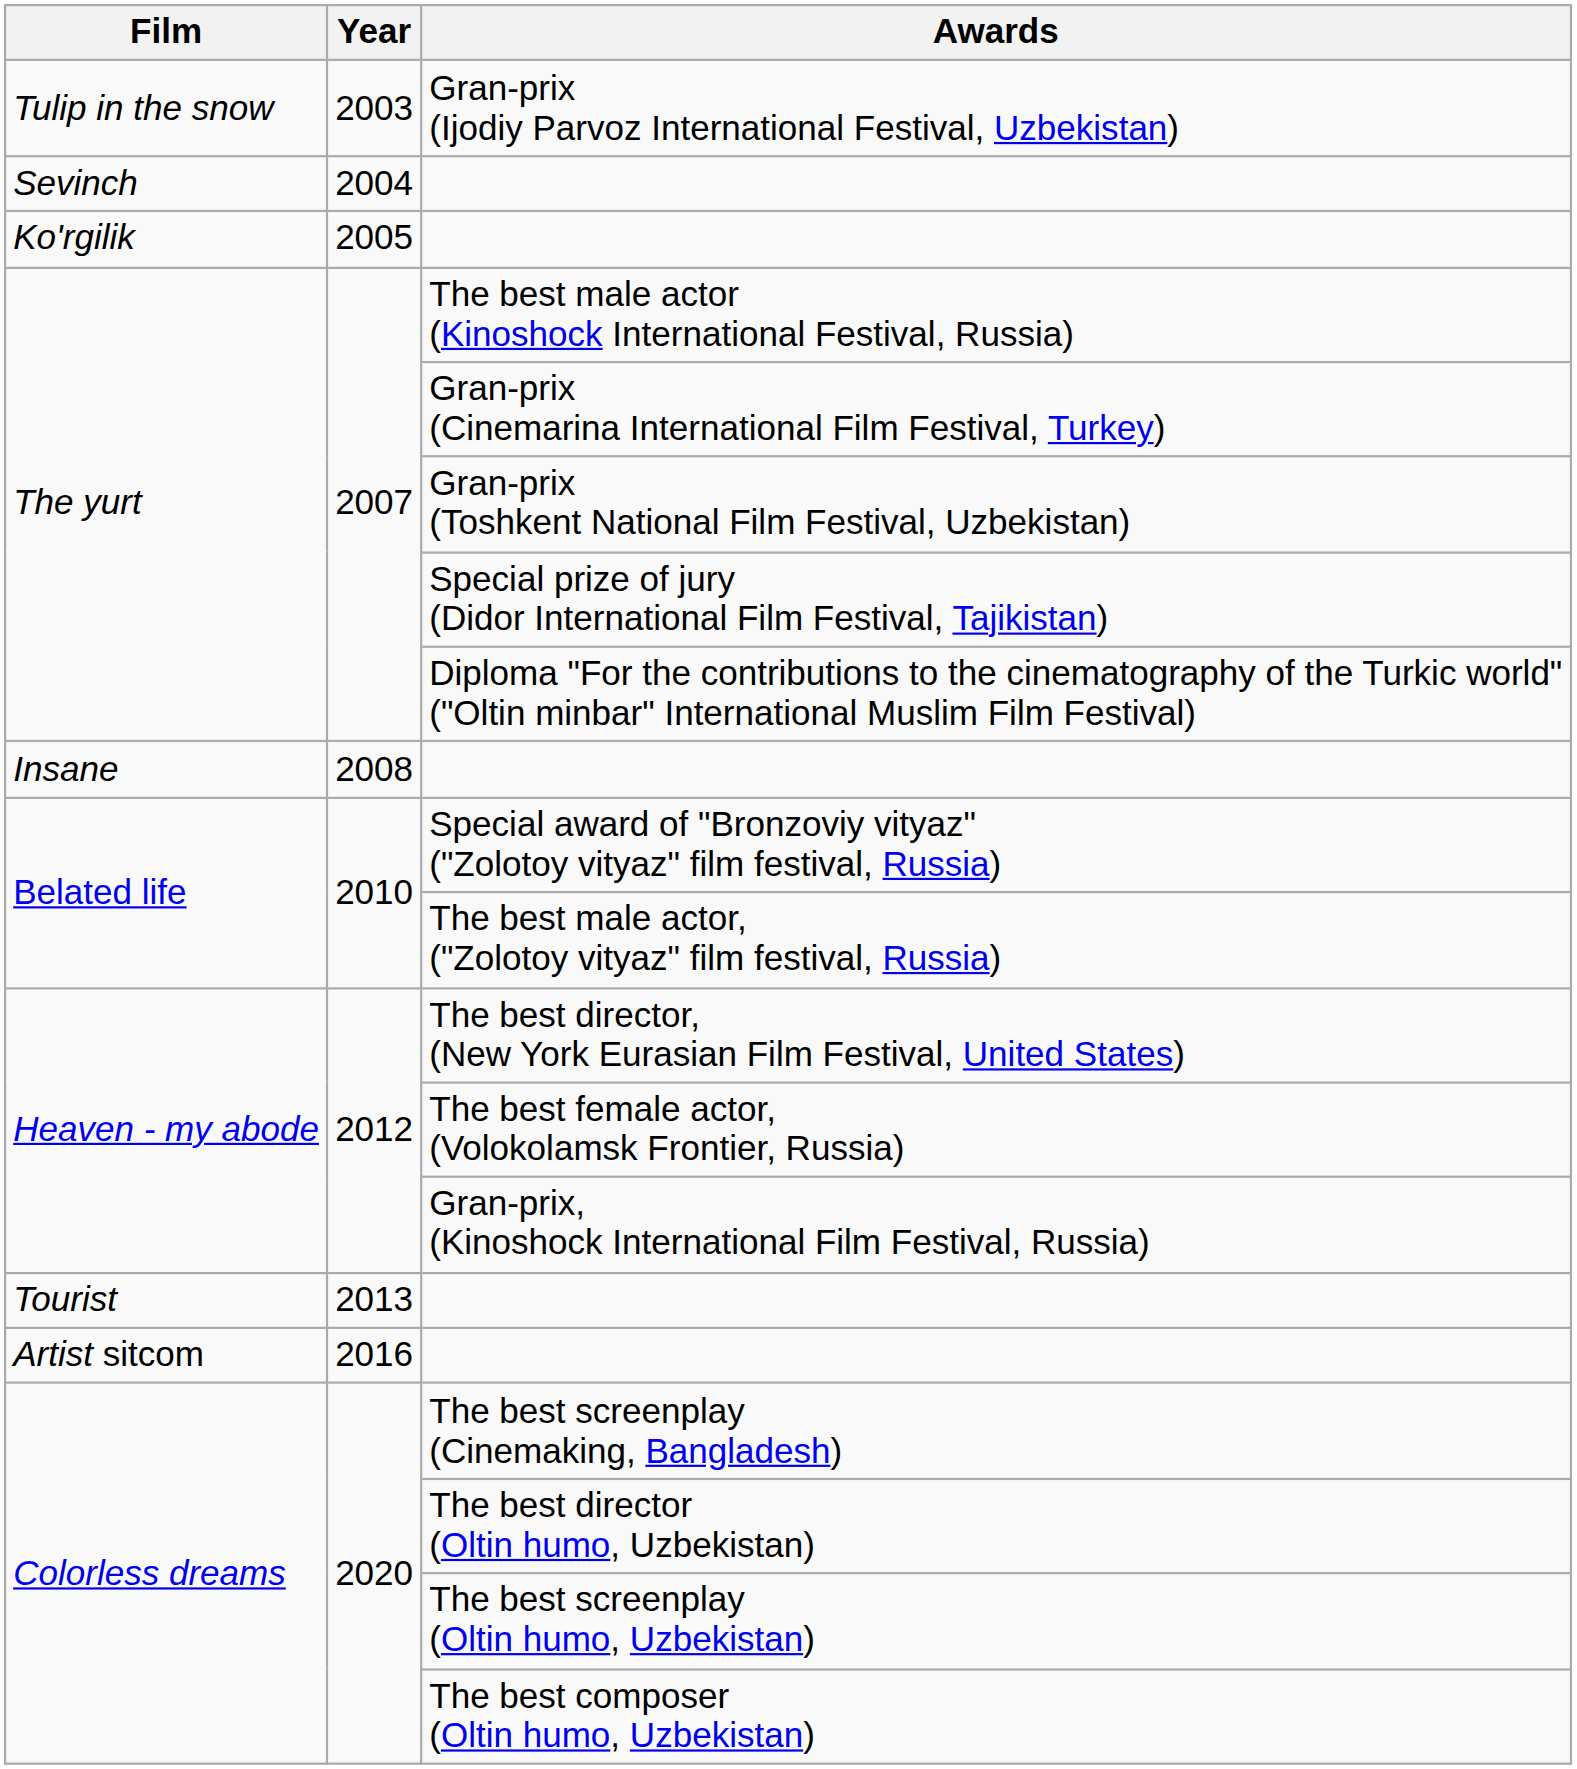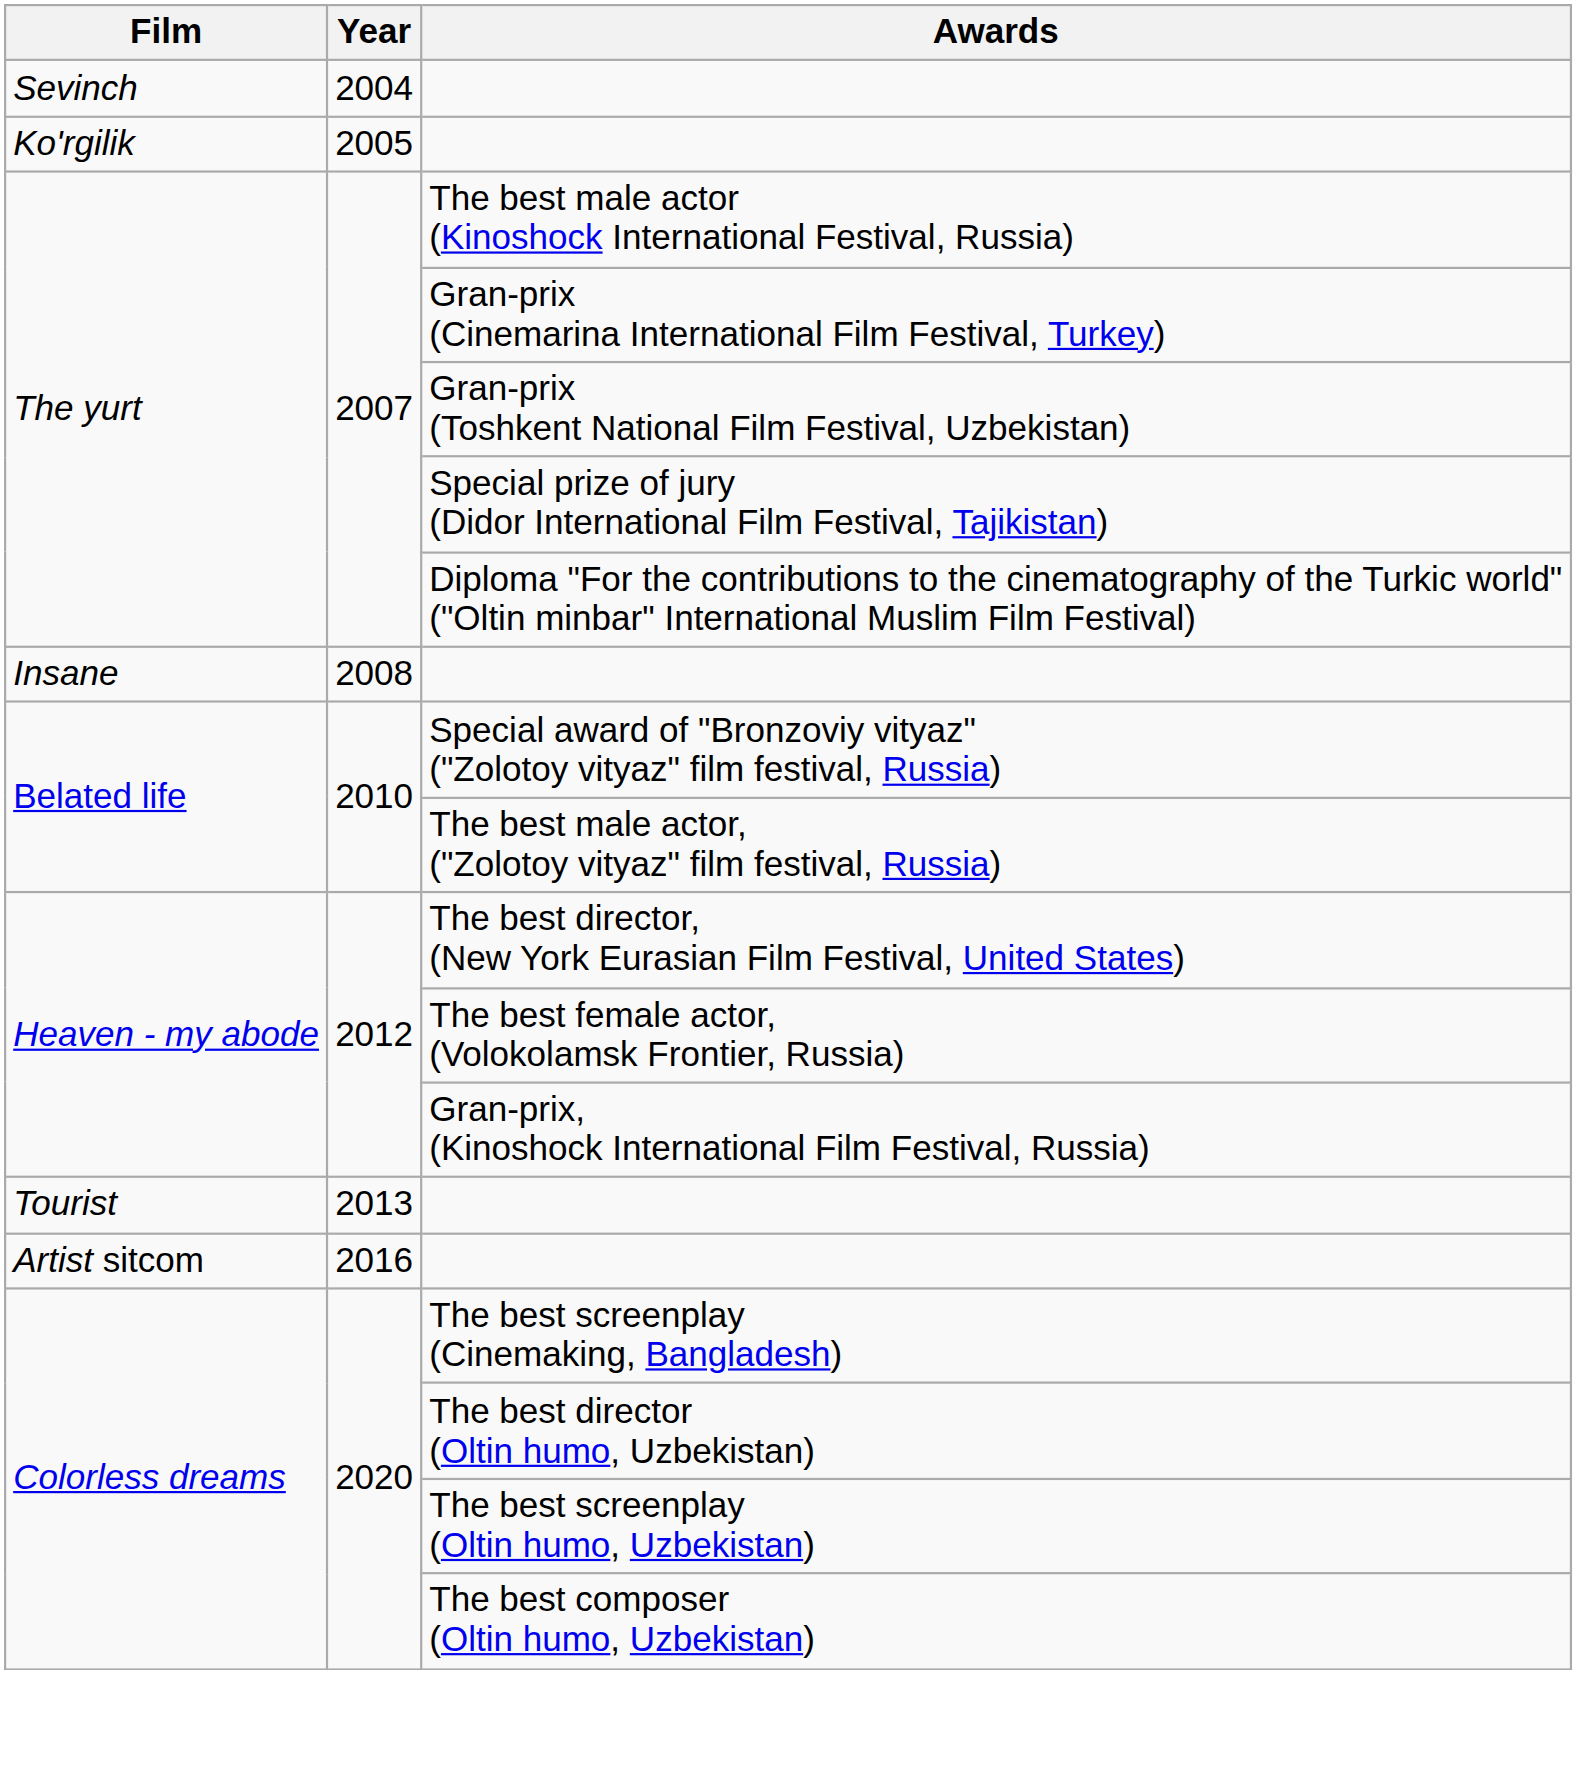- row: (143, 107)
